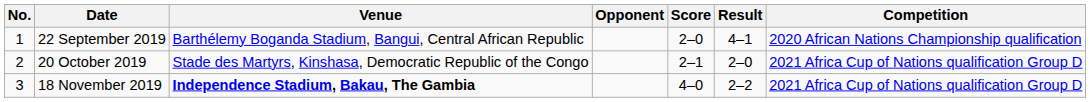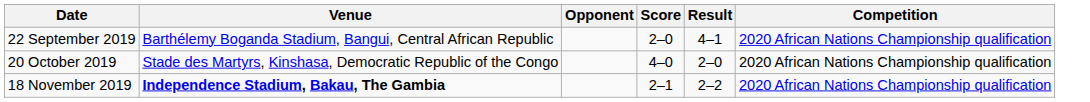- column: (20, 16)
(691, 62) 2–1 -> (661, 62) 4–0
(926, 62) 2021 Africa Cup of Nations qualification Group D -> (895, 62) 2020 African Nations Championship qualification
(691, 85) 4–0 -> (661, 85) 2–1
(926, 85) 2021 Africa Cup of Nations qualification Group D -> (895, 85) 2020 African Nations Championship qualification
